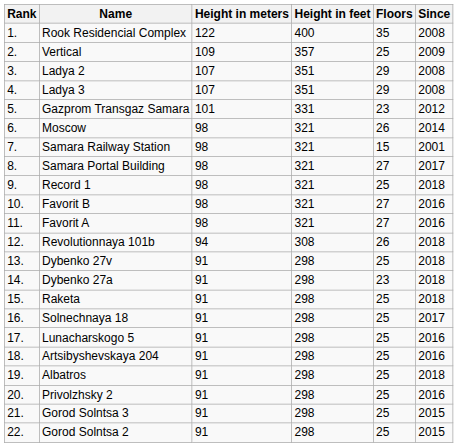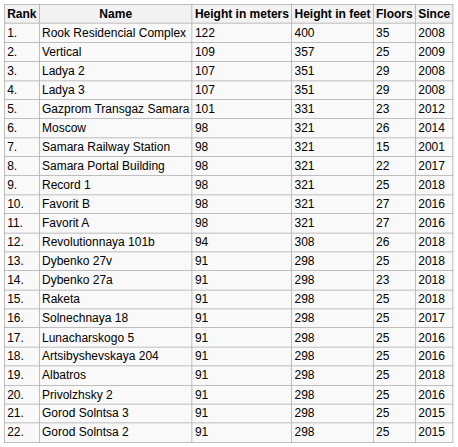(383, 166) 27 -> (383, 166) 22
